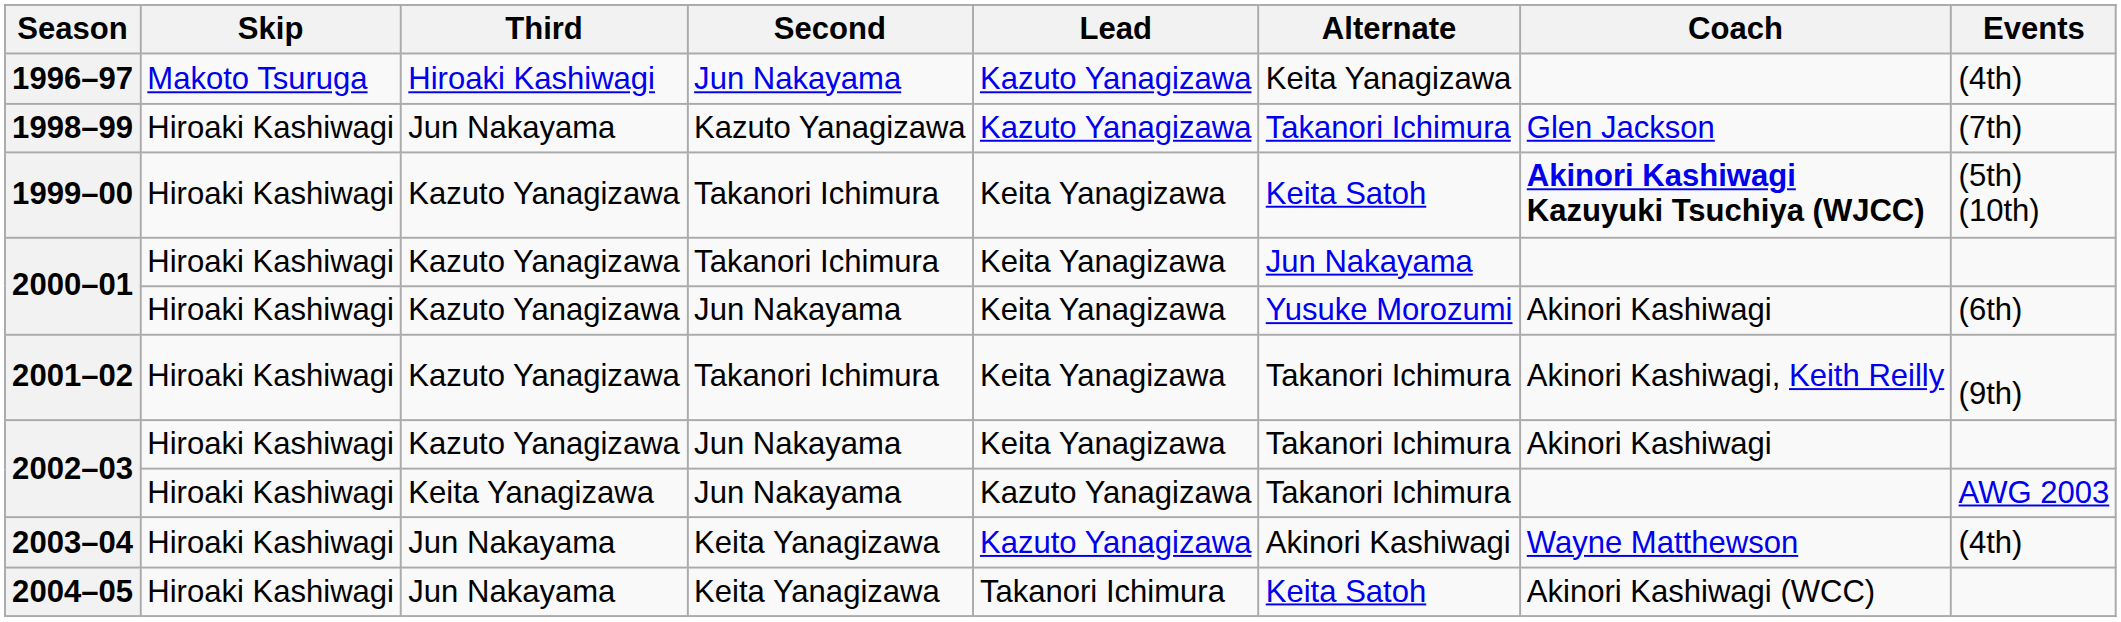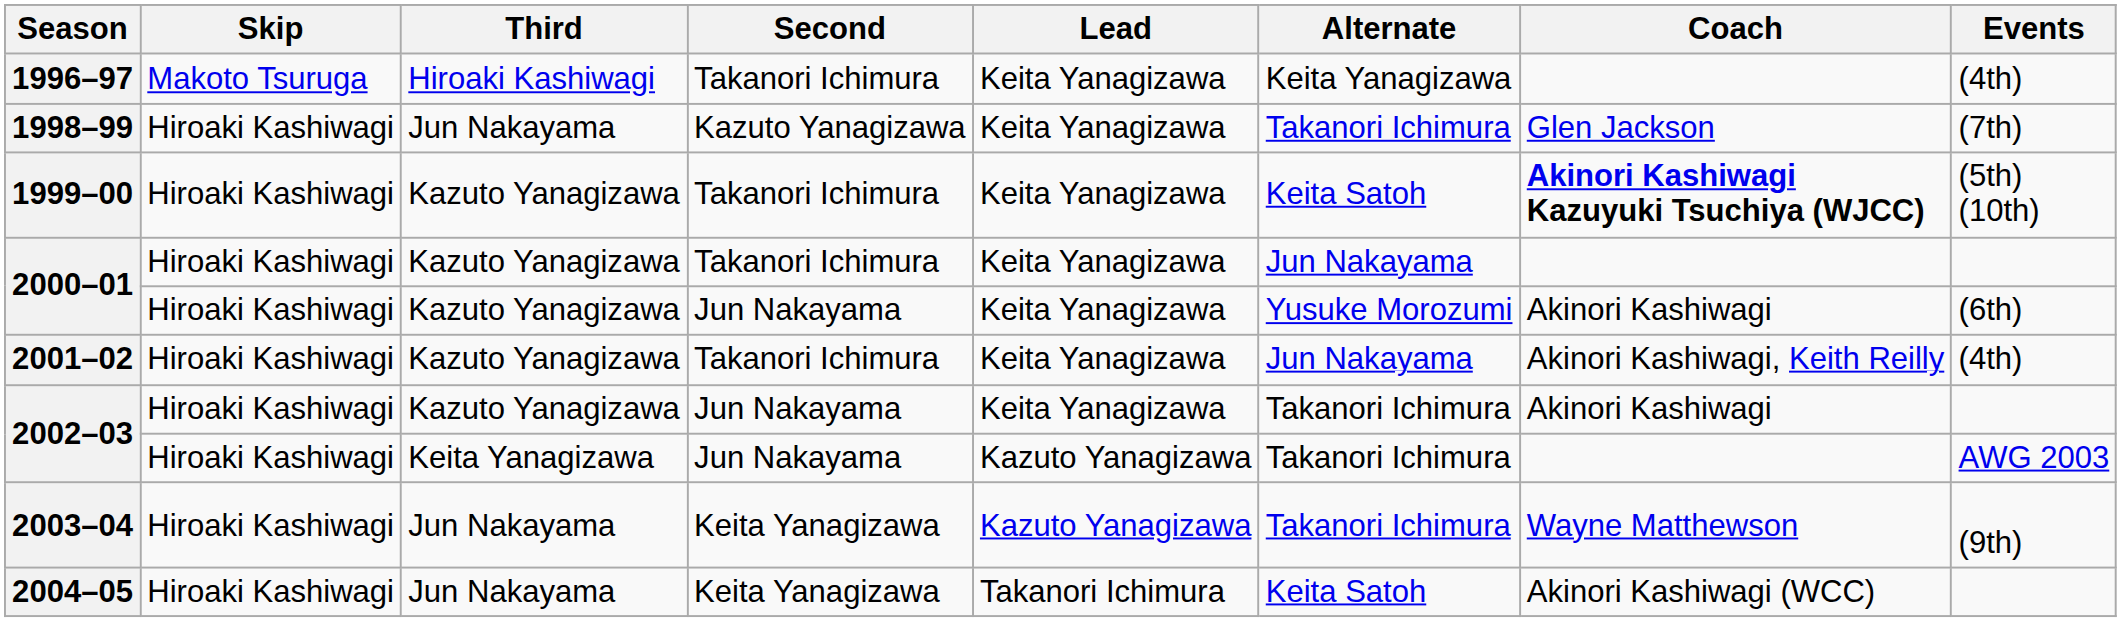(798, 78) Jun Nakayama -> (817, 78) Takanori Ichimura
(1116, 78) Kazuto Yanagizawa -> (1103, 78) Keita Yanagizawa
(1116, 127) Kazuto Yanagizawa -> (1103, 127) Keita Yanagizawa
(1388, 376) Takanori Ichimura -> (1369, 359) Jun Nakayama
(1990, 394) (9th) -> (1990, 359) (4th)
(1388, 542) Akinori Kashiwagi -> (1388, 524) Takanori Ichimura
(1990, 542) (4th) -> (1990, 542) (9th)
